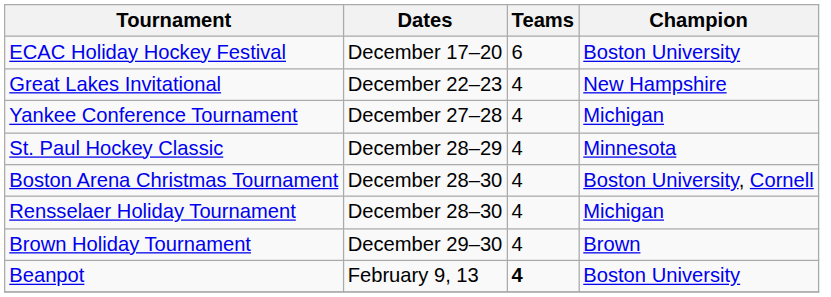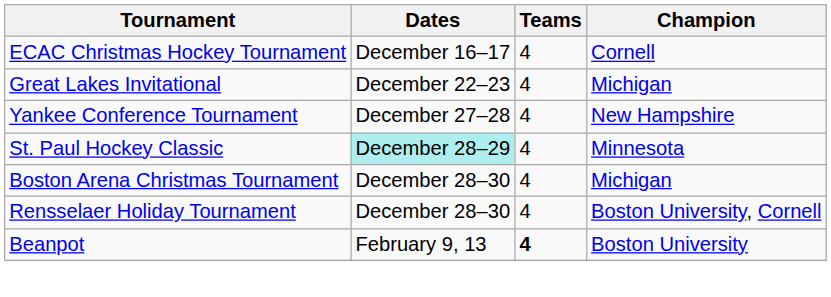+ row: (178, 52)
- row: (148, 52)
(655, 84) New Hampshire -> (631, 84) Michigan
(624, 116) Michigan -> (663, 116) New Hampshire
(425, 148) no background -> (433, 148) paleturquoise background
(699, 180) Boston University, Cornell -> (631, 180) Michigan
(624, 212) Michigan -> (706, 212) Boston University, Cornell
- row: (130, 244)
